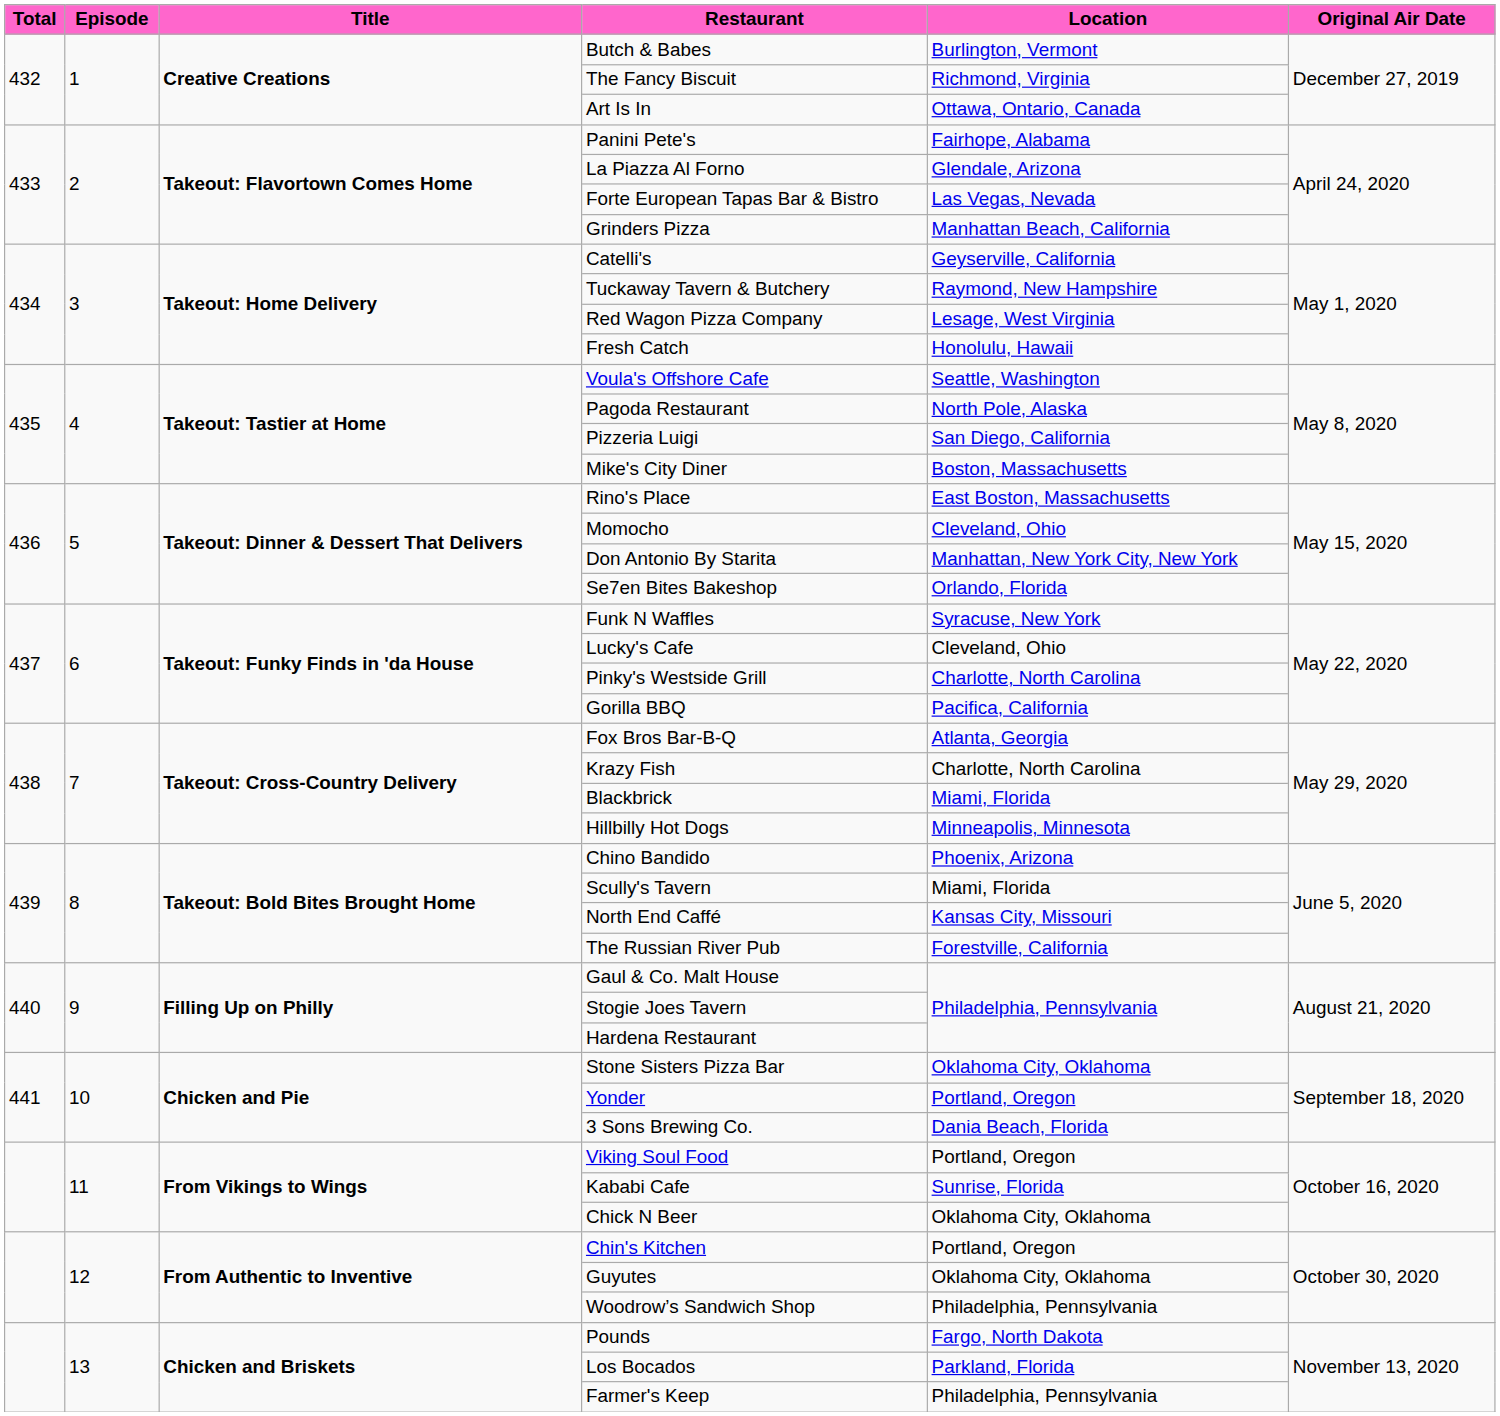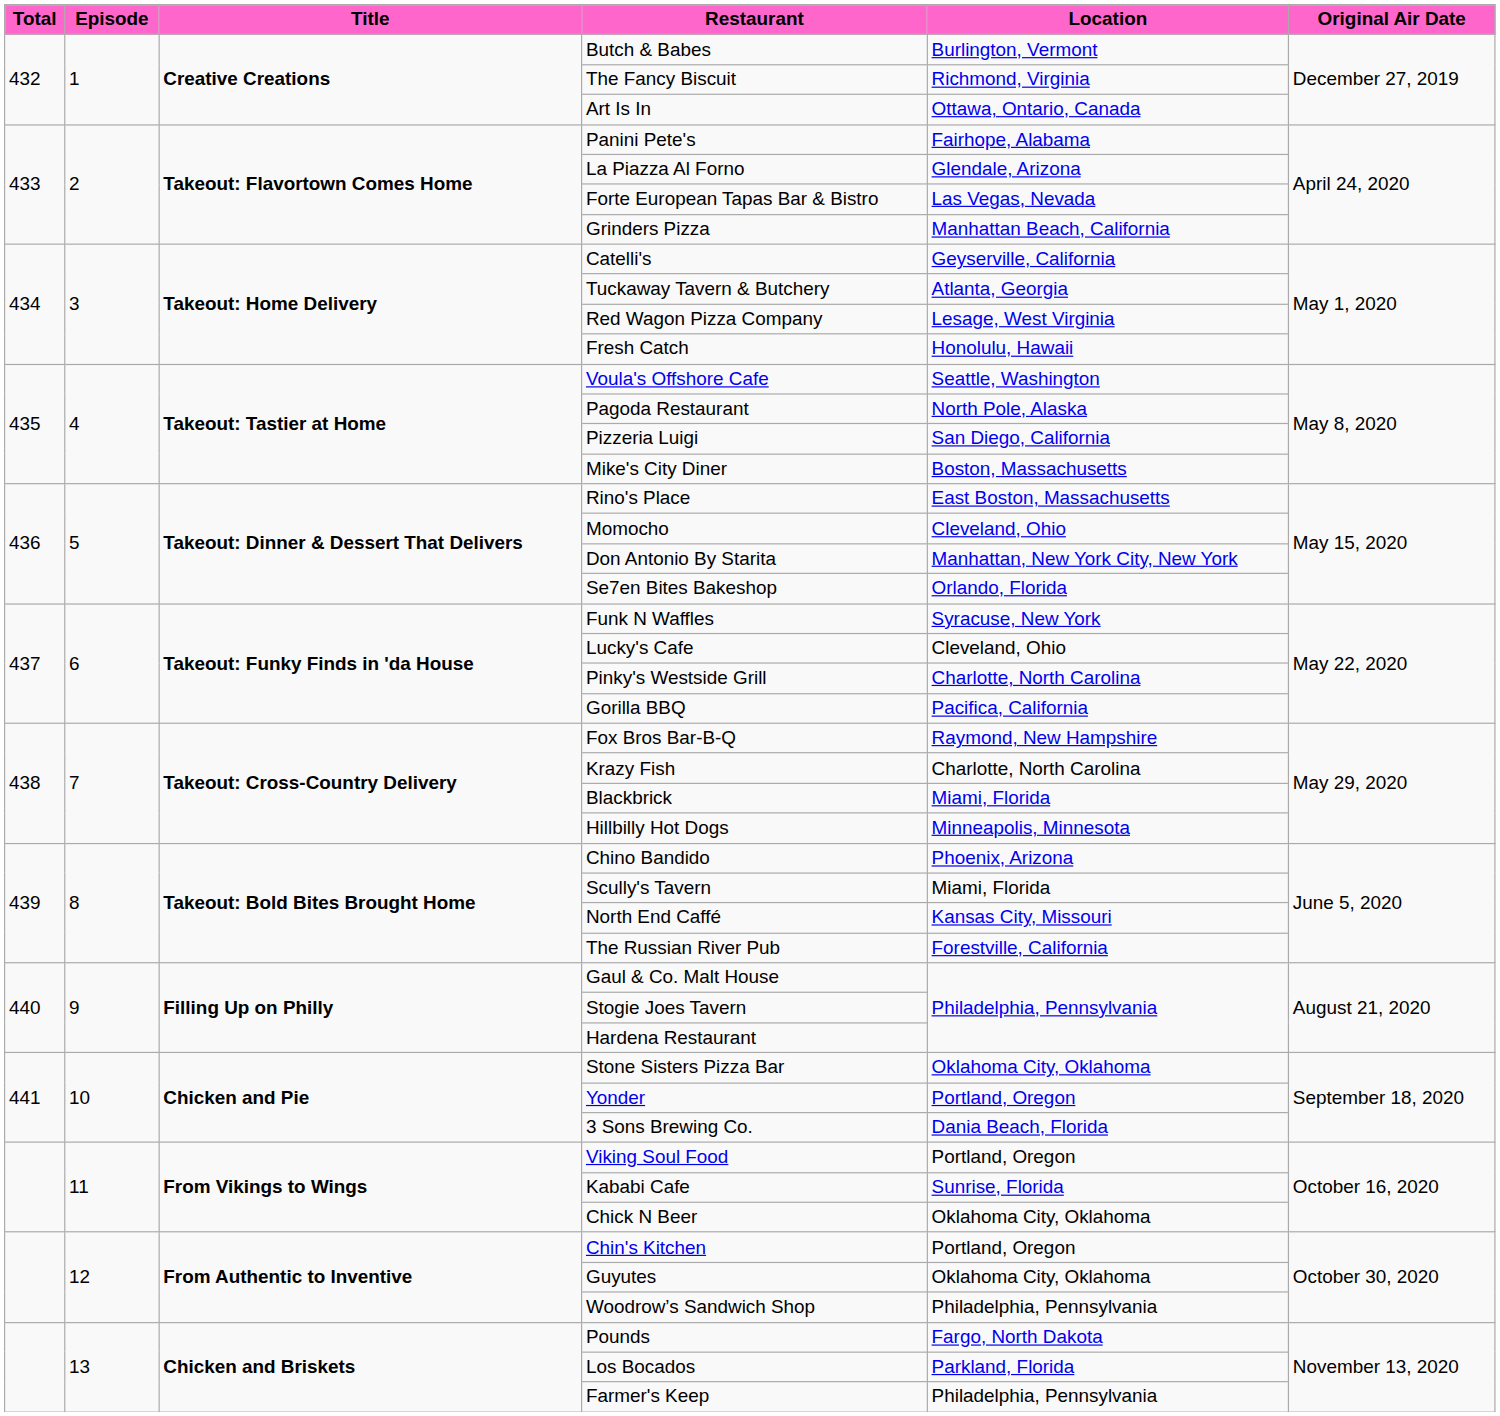(1044, 288) Raymond, New Hampshire -> (1000, 288) Atlanta, Georgia
(1000, 738) Atlanta, Georgia -> (1044, 738) Raymond, New Hampshire
